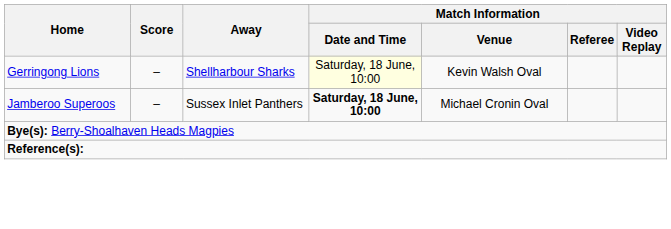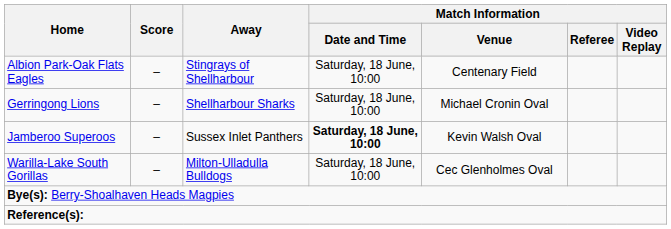+ row: (65, 72)
(365, 72) lightyellow background -> (365, 104) no background
(494, 72) Kevin Walsh Oval -> (494, 104) Michael Cronin Oval
(494, 104) Michael Cronin Oval -> (494, 137) Kevin Walsh Oval
+ row: (58, 169)
